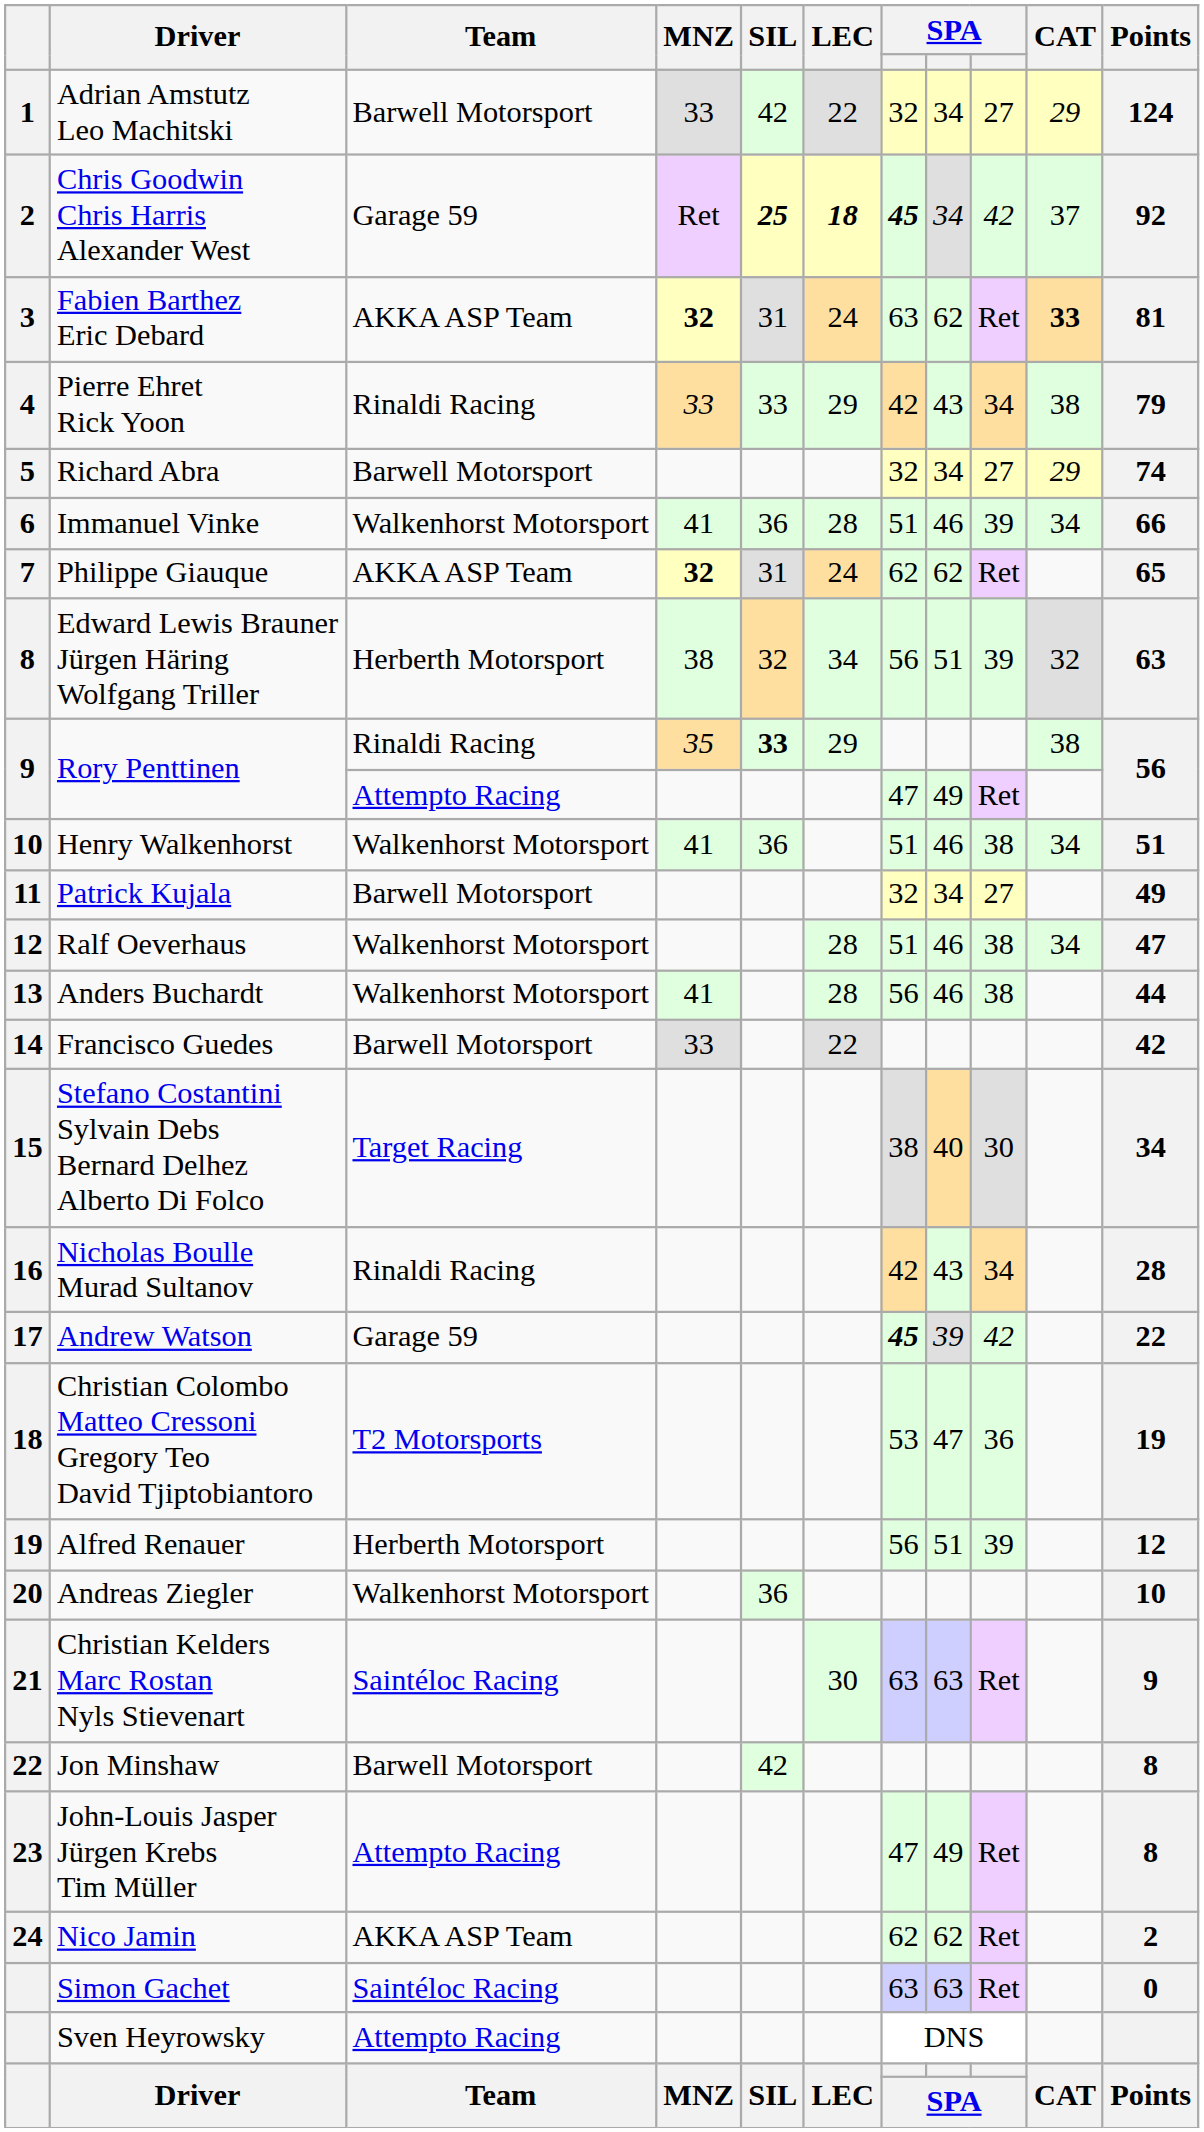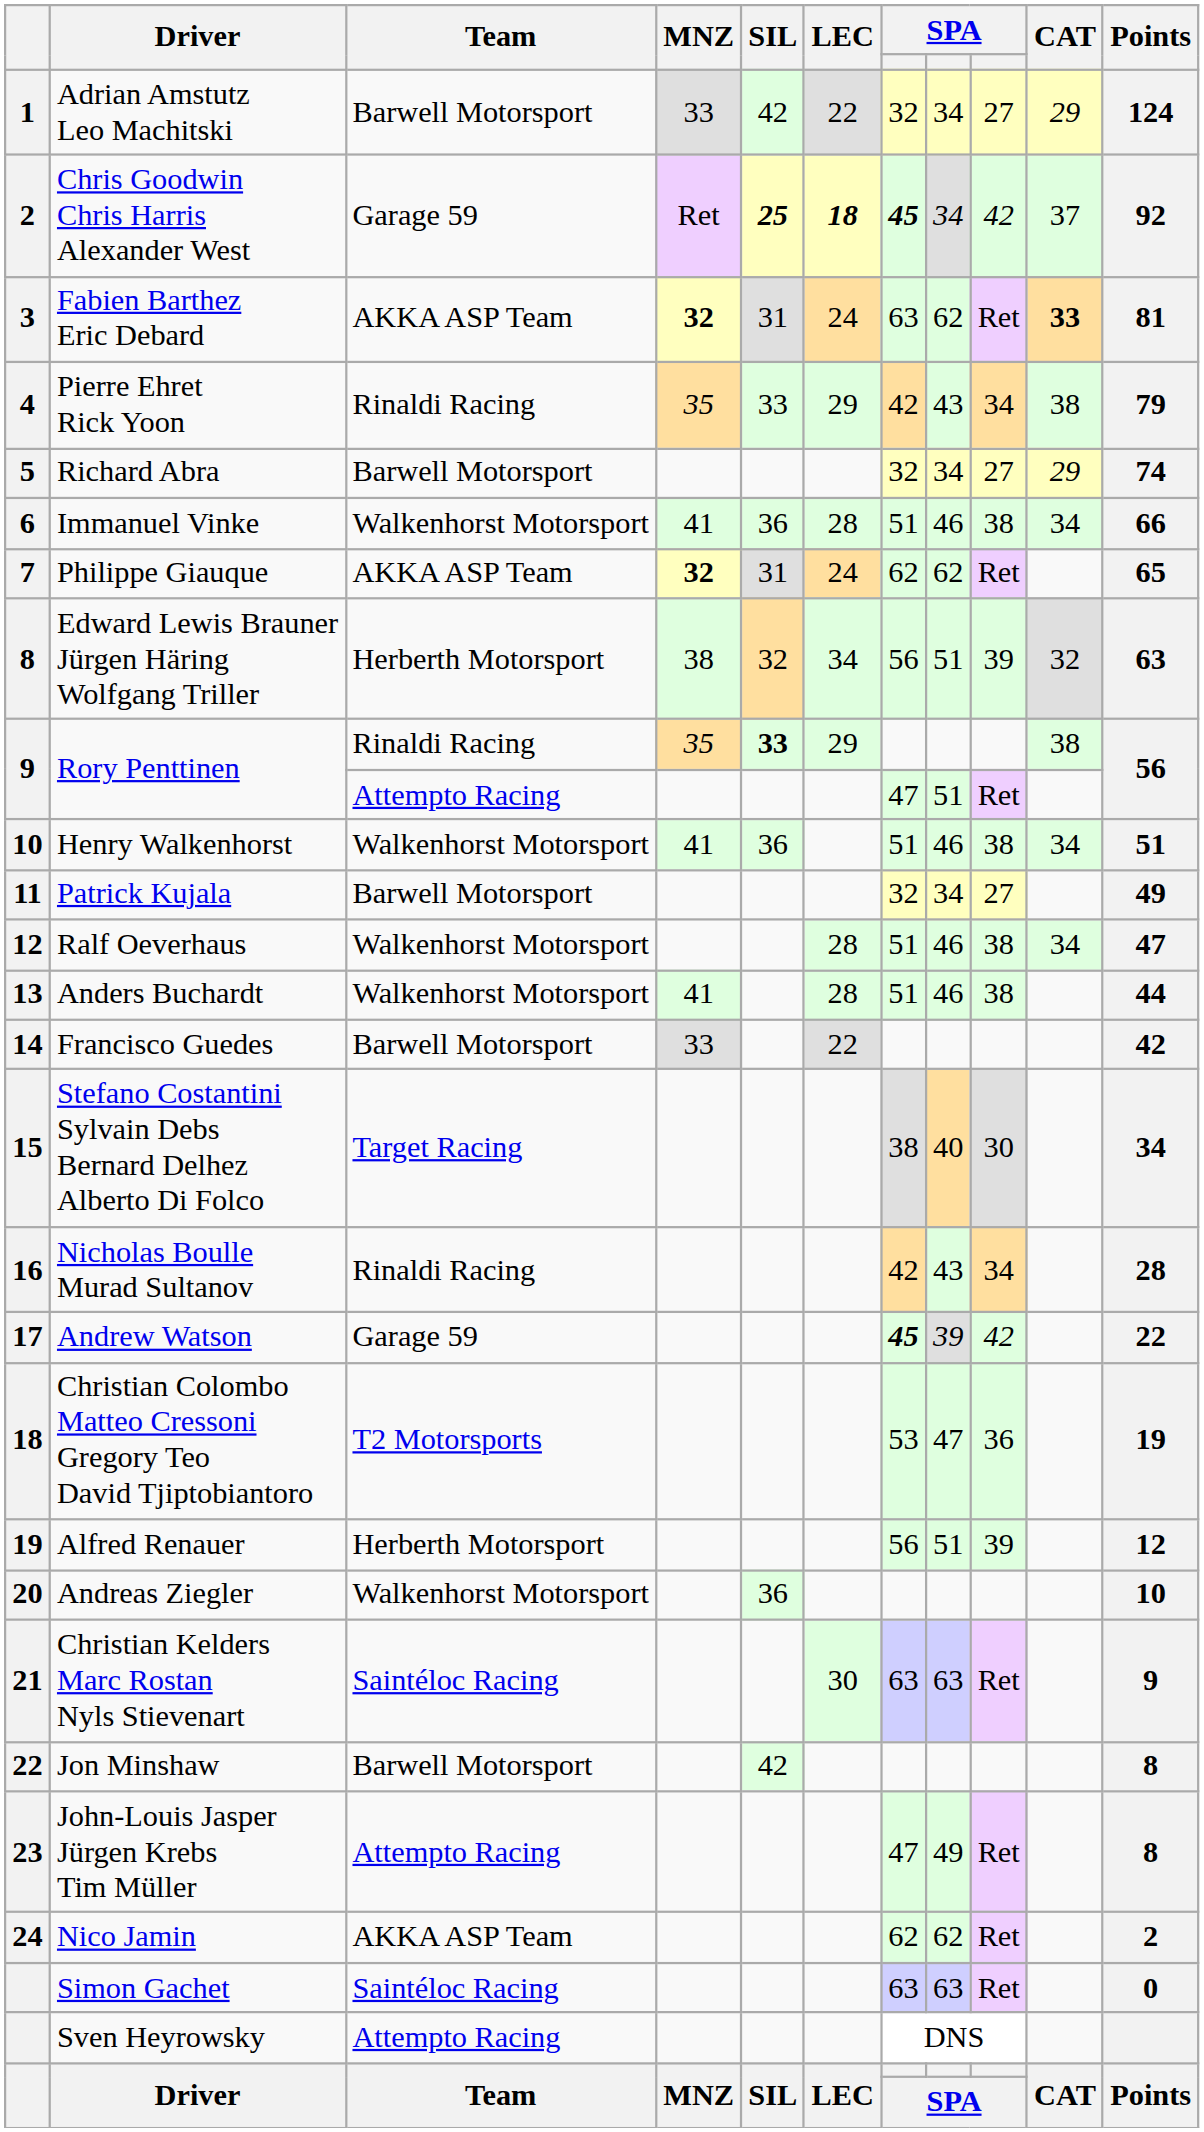(699, 404) 33 -> (699, 404) 35
(999, 522) 39 -> (999, 522) 38
(948, 793) 49 -> (948, 793) 51
(903, 993) 56 -> (903, 993) 51
